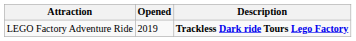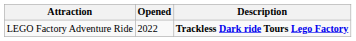(148, 28) 2019 -> (148, 28) 2022
